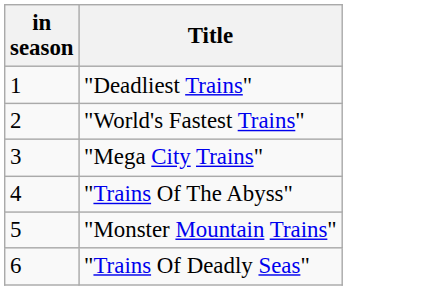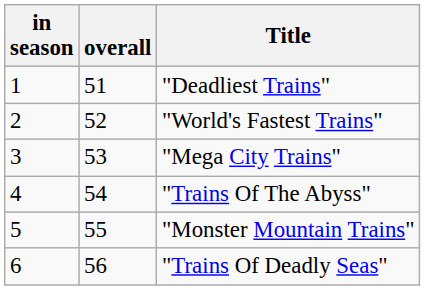+ column: (118, 48)
